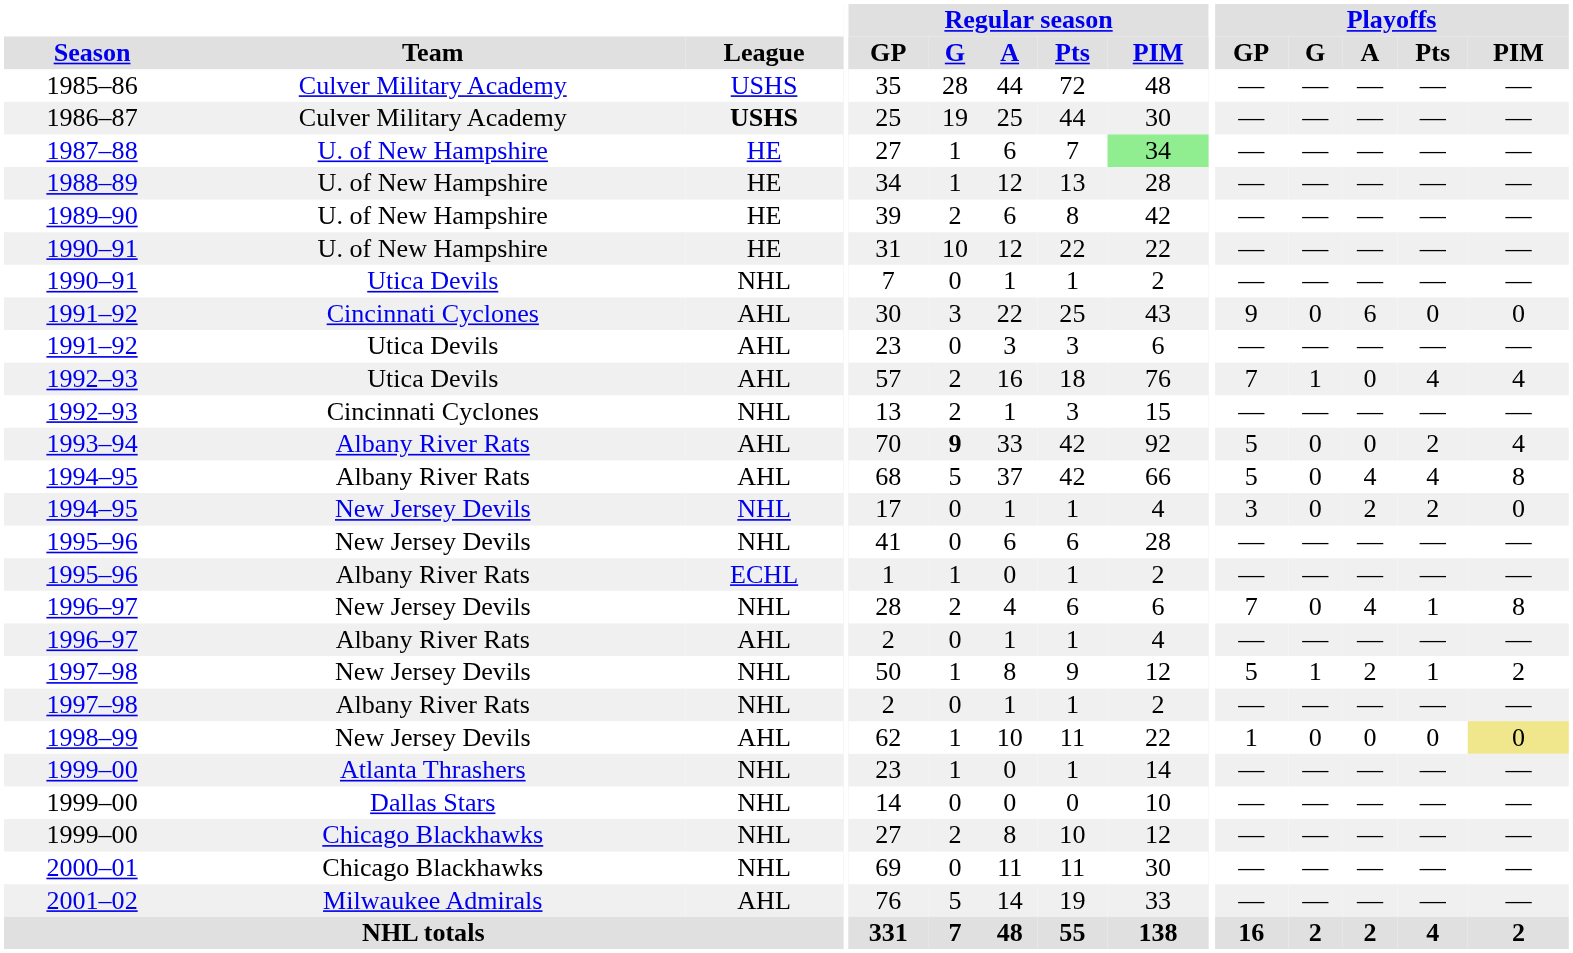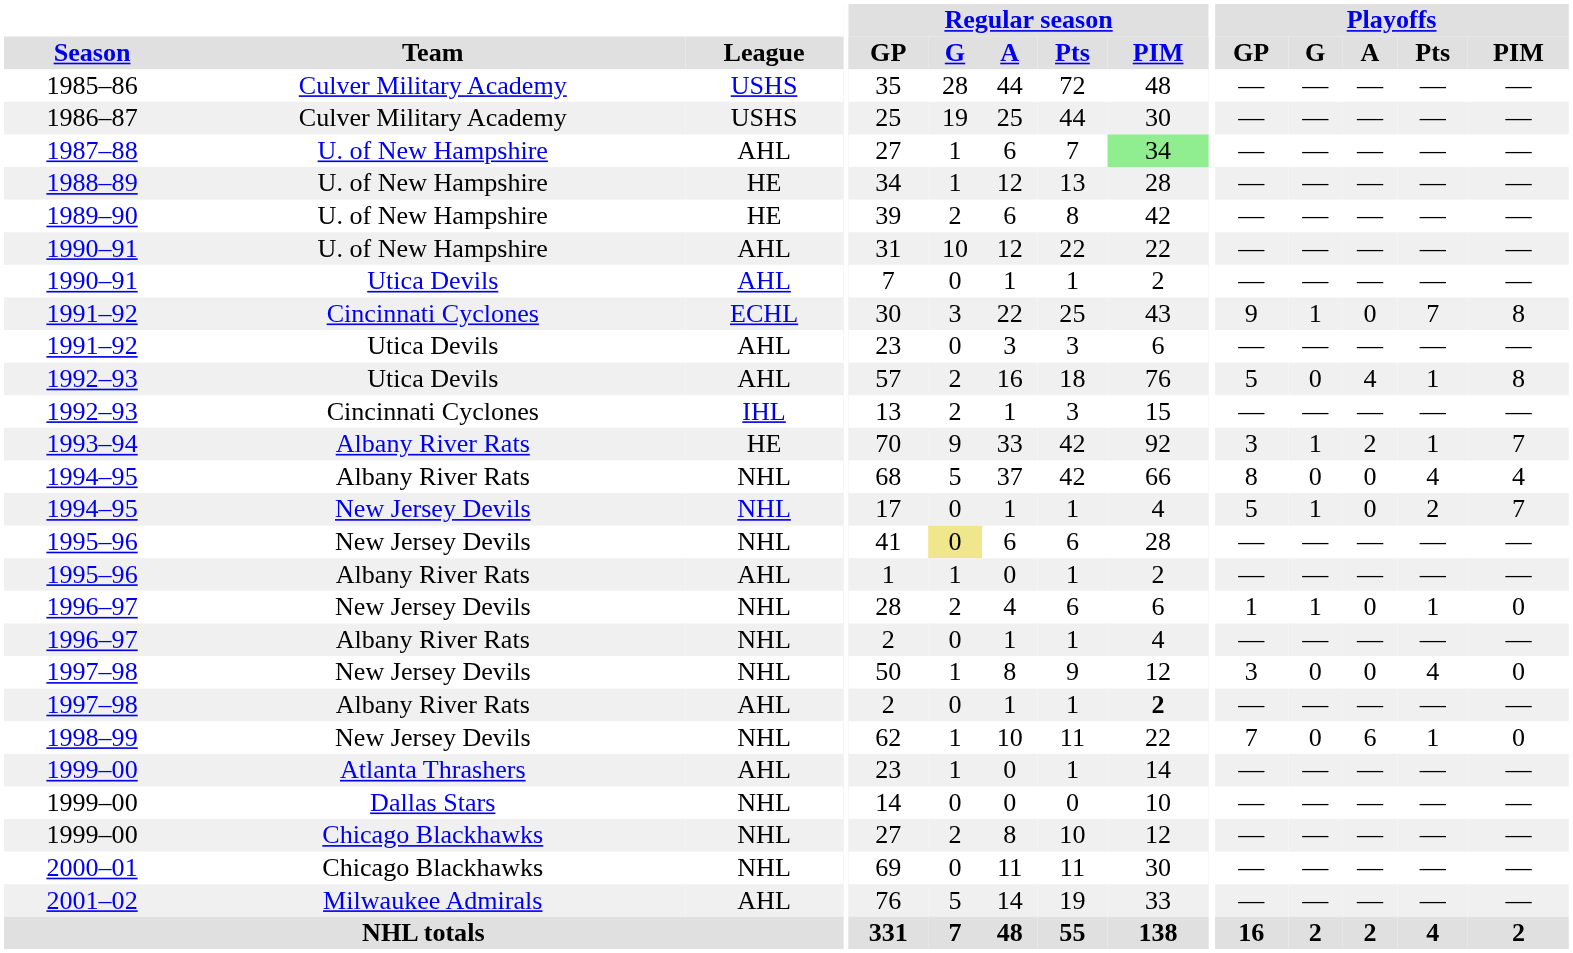(764, 117) bold -> (764, 117) normal
(764, 150) HE -> (764, 150) AHL
(764, 248) HE -> (764, 248) AHL
(764, 280) NHL -> (764, 280) AHL
(764, 313) AHL -> (764, 313) ECHL
(1315, 313) 0 -> (1315, 313) 1
(1370, 313) 6 -> (1370, 313) 0
(1433, 313) 0 -> (1433, 313) 7
(1518, 313) 0 -> (1518, 313) 8
(1251, 378) 7 -> (1251, 378) 5
(1315, 378) 1 -> (1315, 378) 0
(1370, 378) 0 -> (1370, 378) 4
(1433, 378) 4 -> (1433, 378) 1
(1518, 378) 4 -> (1518, 378) 8
(764, 411) NHL -> (764, 411) IHL
(764, 443) AHL -> (764, 443) HE
(955, 443) bold -> (955, 443) normal
(1251, 443) 5 -> (1251, 443) 3
(1315, 443) 0 -> (1315, 443) 1
(1370, 443) 0 -> (1370, 443) 2
(1433, 443) 2 -> (1433, 443) 1
(1518, 443) 4 -> (1518, 443) 7
(764, 476) AHL -> (764, 476) NHL
(1251, 476) 5 -> (1251, 476) 8
(1370, 476) 4 -> (1370, 476) 0
(1518, 476) 8 -> (1518, 476) 4
(1251, 508) 3 -> (1251, 508) 5
(1315, 508) 0 -> (1315, 508) 1
(1370, 508) 2 -> (1370, 508) 0
(1518, 508) 0 -> (1518, 508) 7
(955, 541) no background -> (955, 541) khaki background
(764, 574) ECHL -> (764, 574) AHL
(1251, 606) 7 -> (1251, 606) 1
(1315, 606) 0 -> (1315, 606) 1
(1370, 606) 4 -> (1370, 606) 0
(1518, 606) 8 -> (1518, 606) 0
(764, 639) AHL -> (764, 639) NHL
(1251, 671) 5 -> (1251, 671) 3
(1315, 671) 1 -> (1315, 671) 0
(1370, 671) 2 -> (1370, 671) 0
(1433, 671) 1 -> (1433, 671) 4
(1518, 671) 2 -> (1518, 671) 0
(764, 704) NHL -> (764, 704) AHL
(1158, 704) normal -> (1158, 704) bold
(764, 737) AHL -> (764, 737) NHL
(1251, 737) 1 -> (1251, 737) 7
(1370, 737) 0 -> (1370, 737) 6
(1433, 737) 0 -> (1433, 737) 1
(1518, 737) khaki background -> (1518, 737) no background
(764, 769) NHL -> (764, 769) AHL
